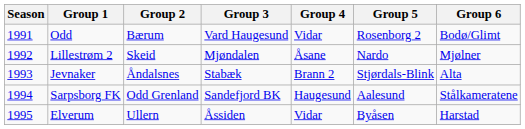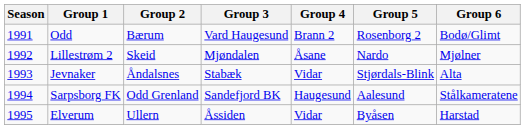(308, 34) Vidar -> (314, 34) Brann 2
(314, 74) Brann 2 -> (308, 74) Vidar
